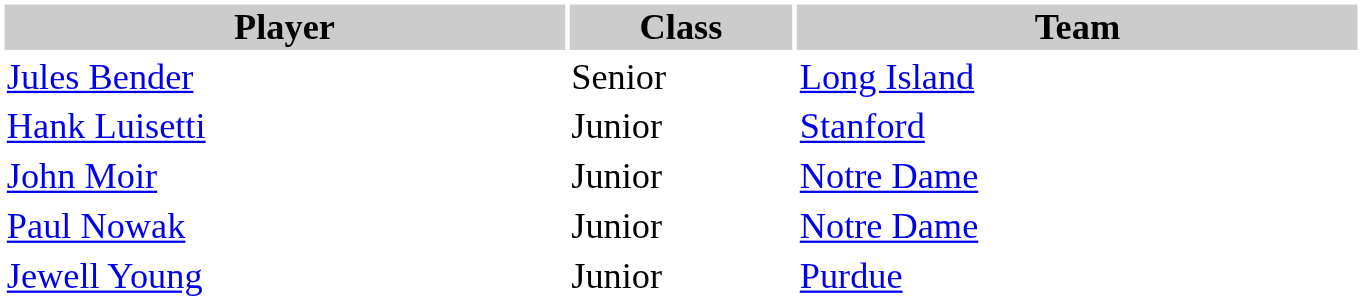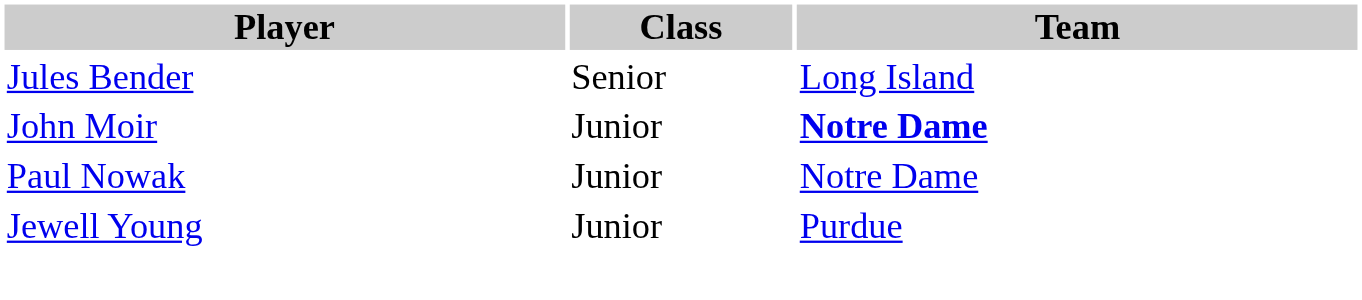- row: (106, 126)
(889, 176) normal -> (894, 126) bold
